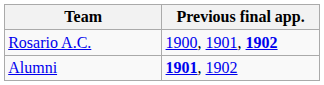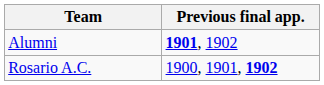rows swapped: (33, 67) <-> (50, 42)
